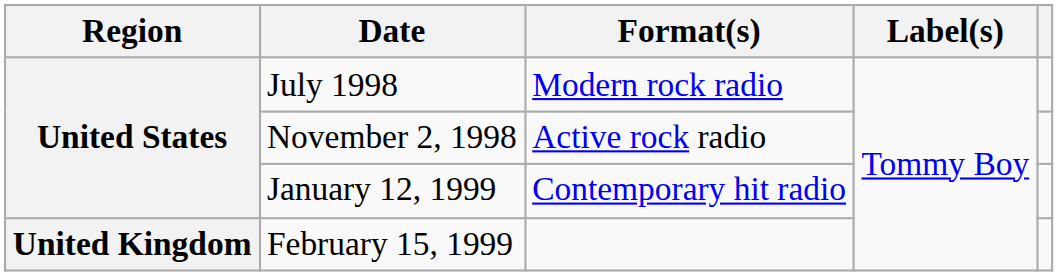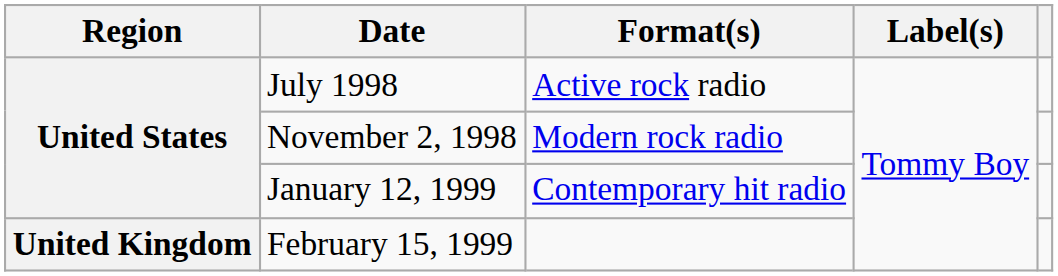(658, 84) Modern rock radio -> (649, 84) Active rock radio
(649, 137) Active rock radio -> (658, 137) Modern rock radio
